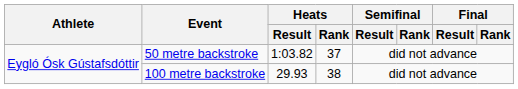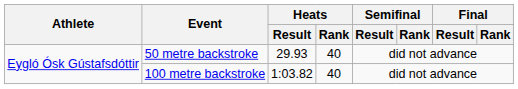(292, 54) 1:03.82 -> (292, 54) 29.93
(334, 54) 37 -> (334, 54) 40
(292, 74) 29.93 -> (292, 74) 1:03.82
(334, 74) 38 -> (334, 74) 40
